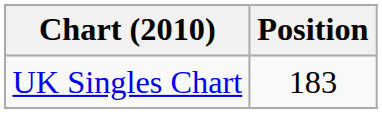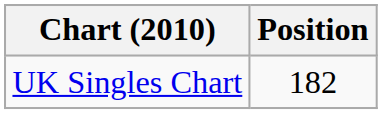(313, 81) 183 -> (313, 81) 182
